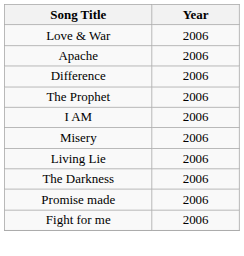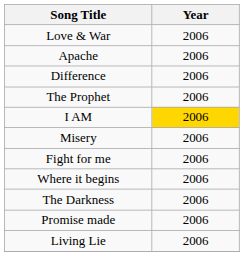(196, 117) no background -> (196, 117) gold background
rows swapped: (78, 158) <-> (78, 220)
+ row: (78, 179)
